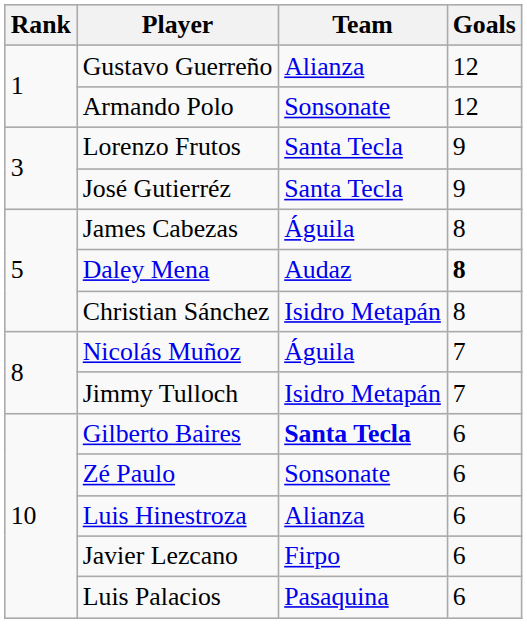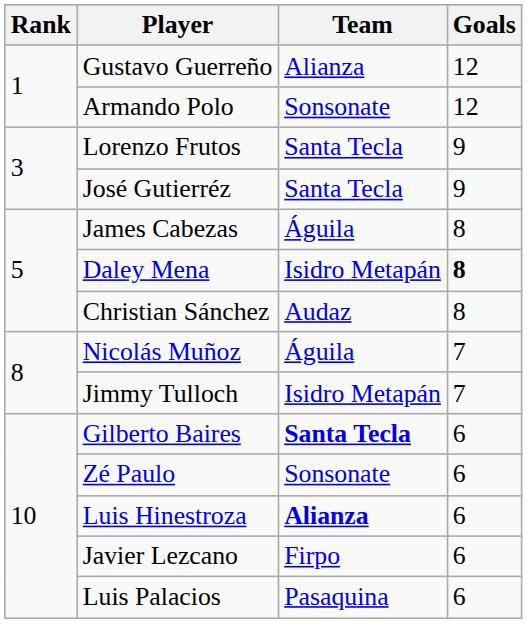(318, 270) Audaz -> (363, 270) Isidro Metapán
(363, 310) Isidro Metapán -> (318, 310) Audaz
(324, 515) normal -> (326, 515) bold
